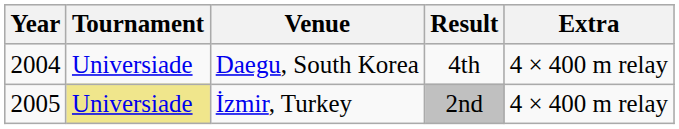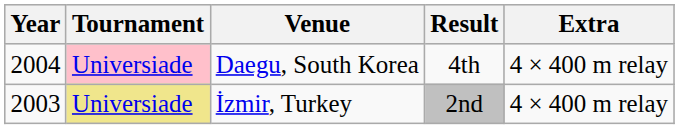(132, 63) no background -> (132, 63) pink background
(35, 103) 2005 -> (35, 103) 2003
